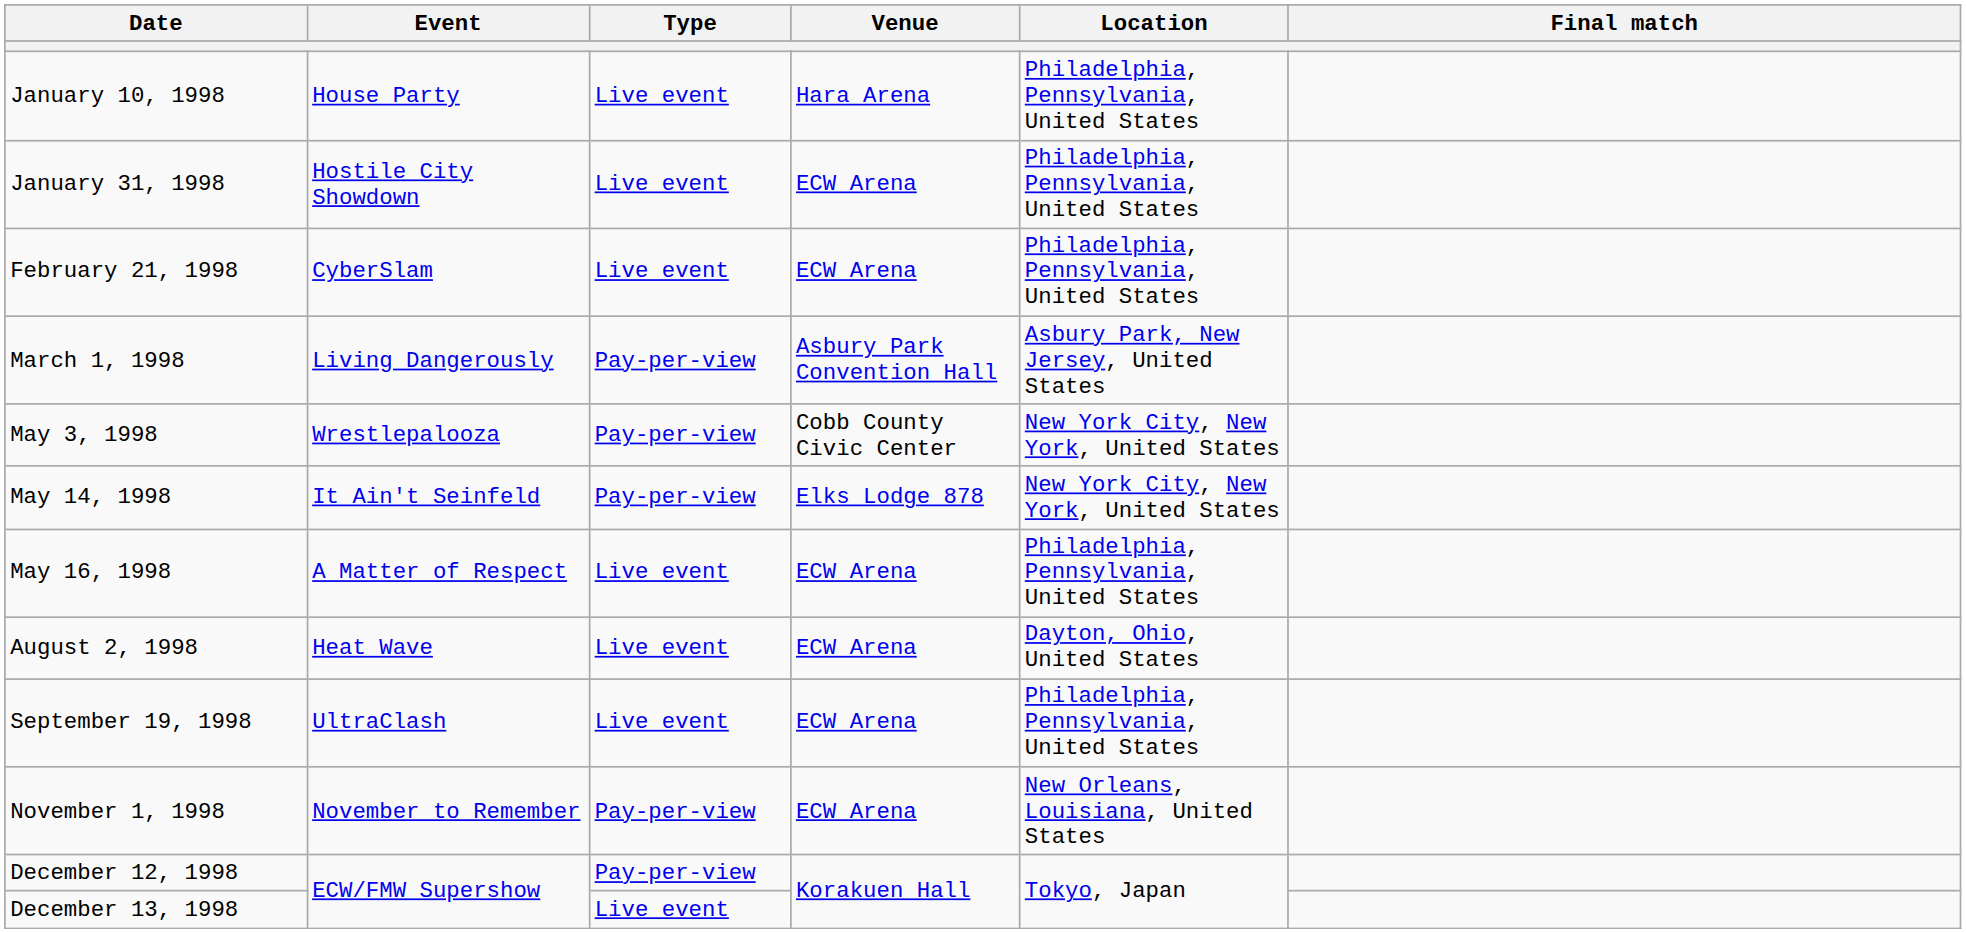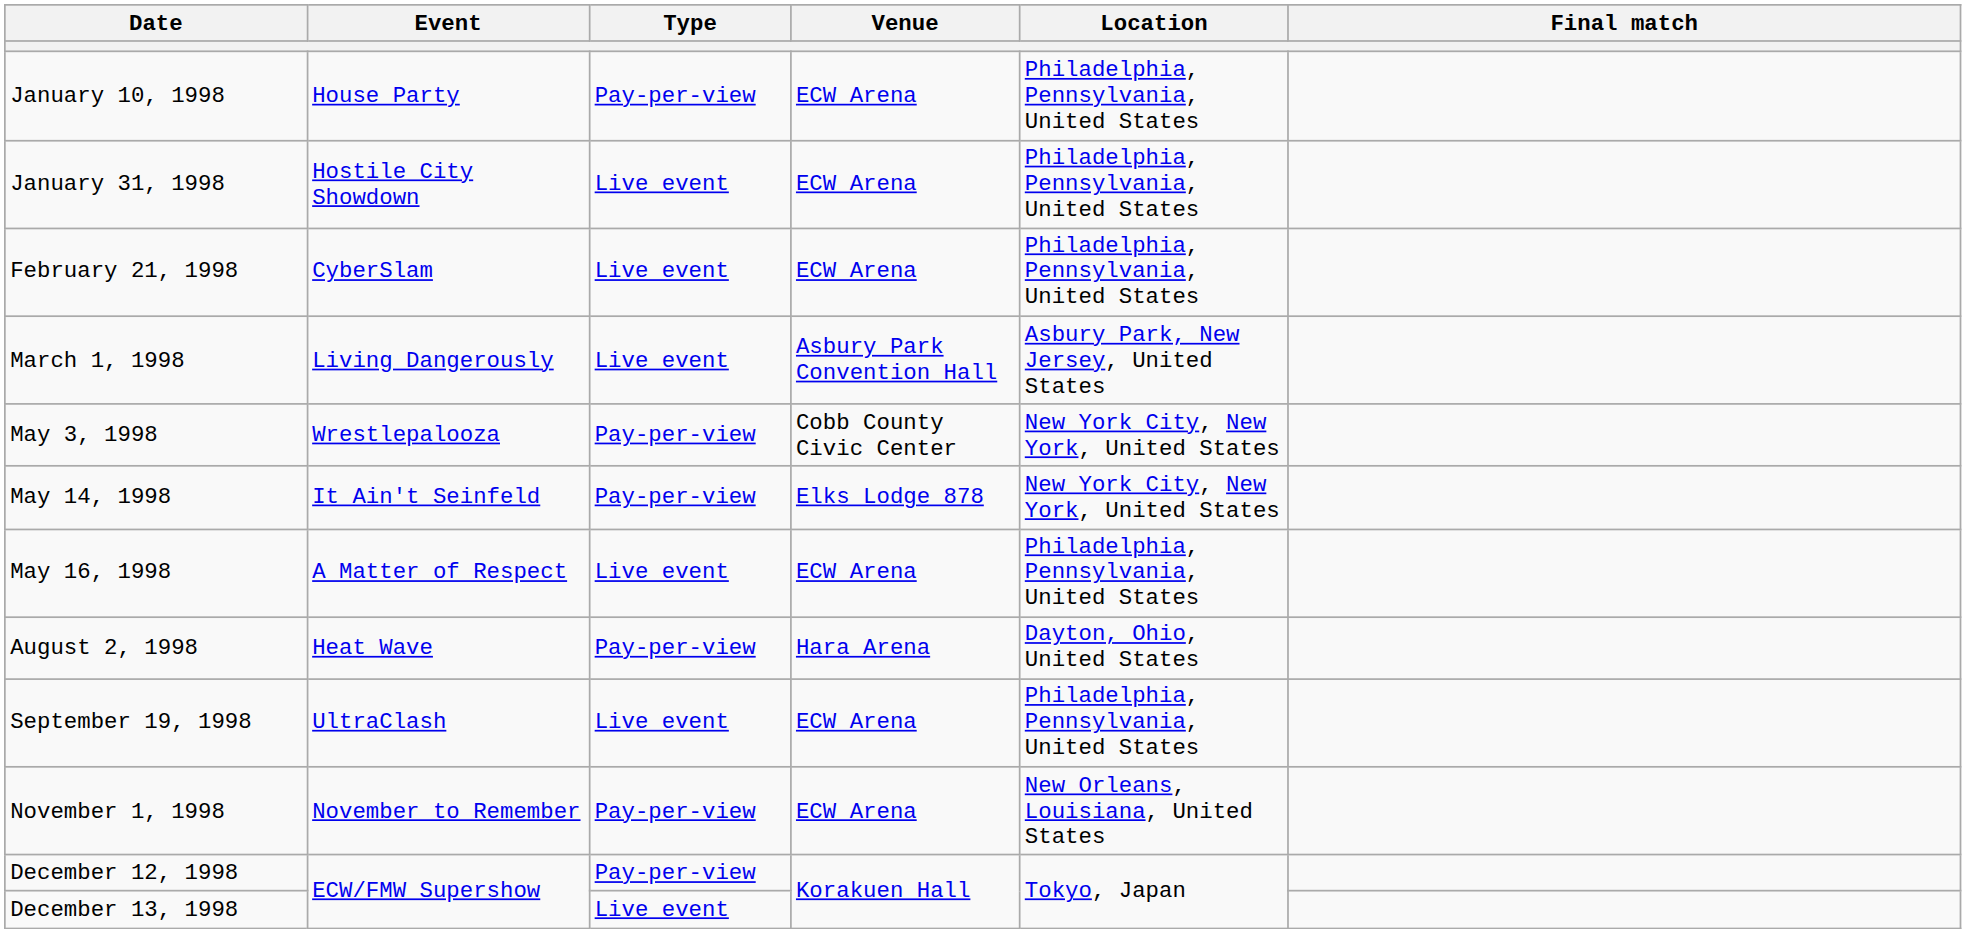(662, 96) Live event -> (675, 96) Pay-per-view
(863, 96) Hara Arena -> (856, 96) ECW Arena
(675, 360) Pay-per-view -> (662, 360) Live event
(662, 648) Live event -> (675, 648) Pay-per-view
(856, 648) ECW Arena -> (863, 648) Hara Arena
